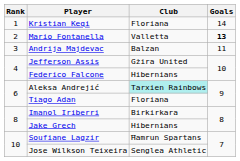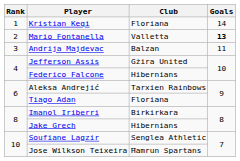(169, 87) paleturquoise background -> (169, 87) no background
(166, 138) Ħamrun Spartans -> (169, 138) Senglea Athletic
(169, 150) Senglea Athletic -> (166, 150) Ħamrun Spartans
